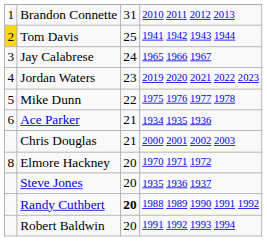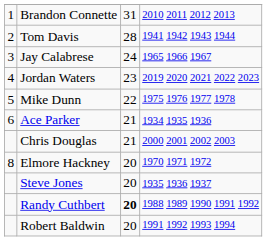(11, 36) gold background -> (11, 36) no background
(130, 36) 25 -> (130, 36) 28
